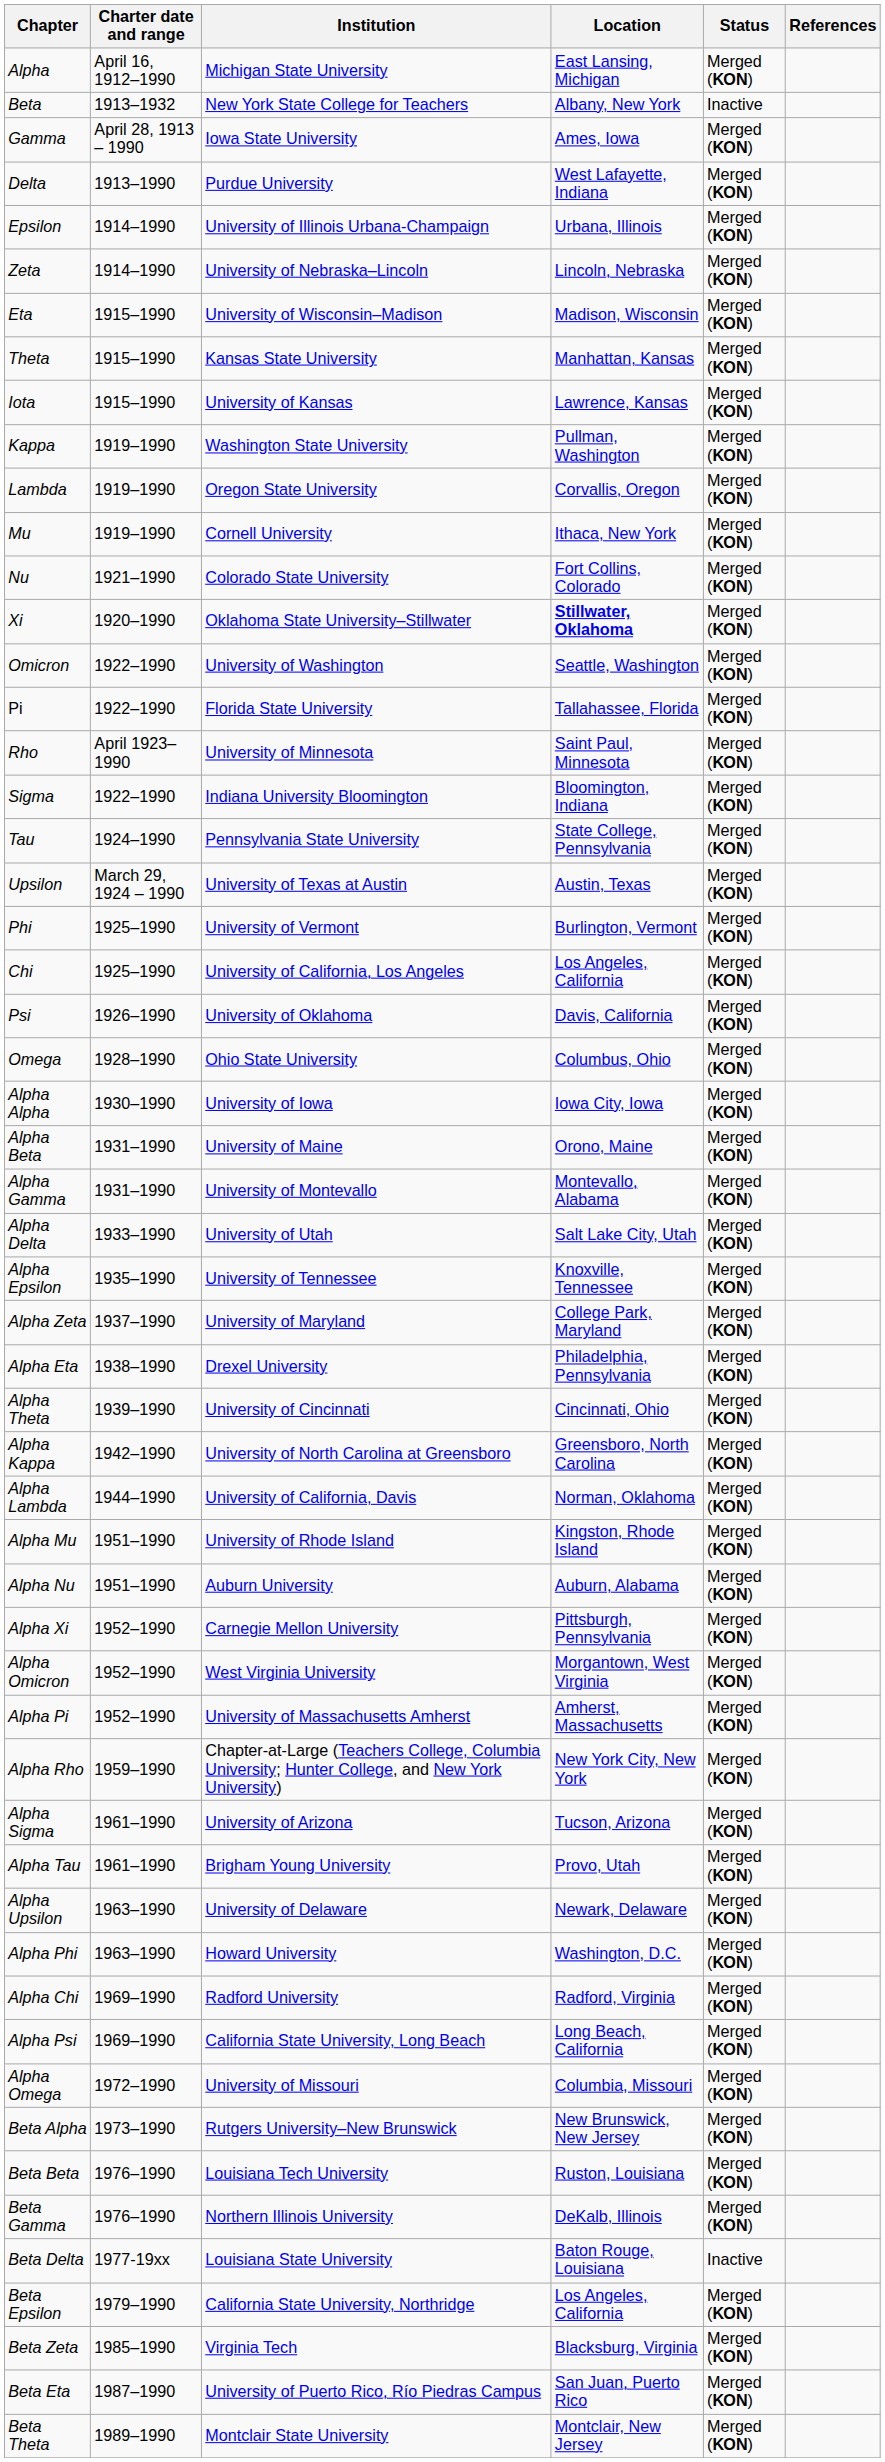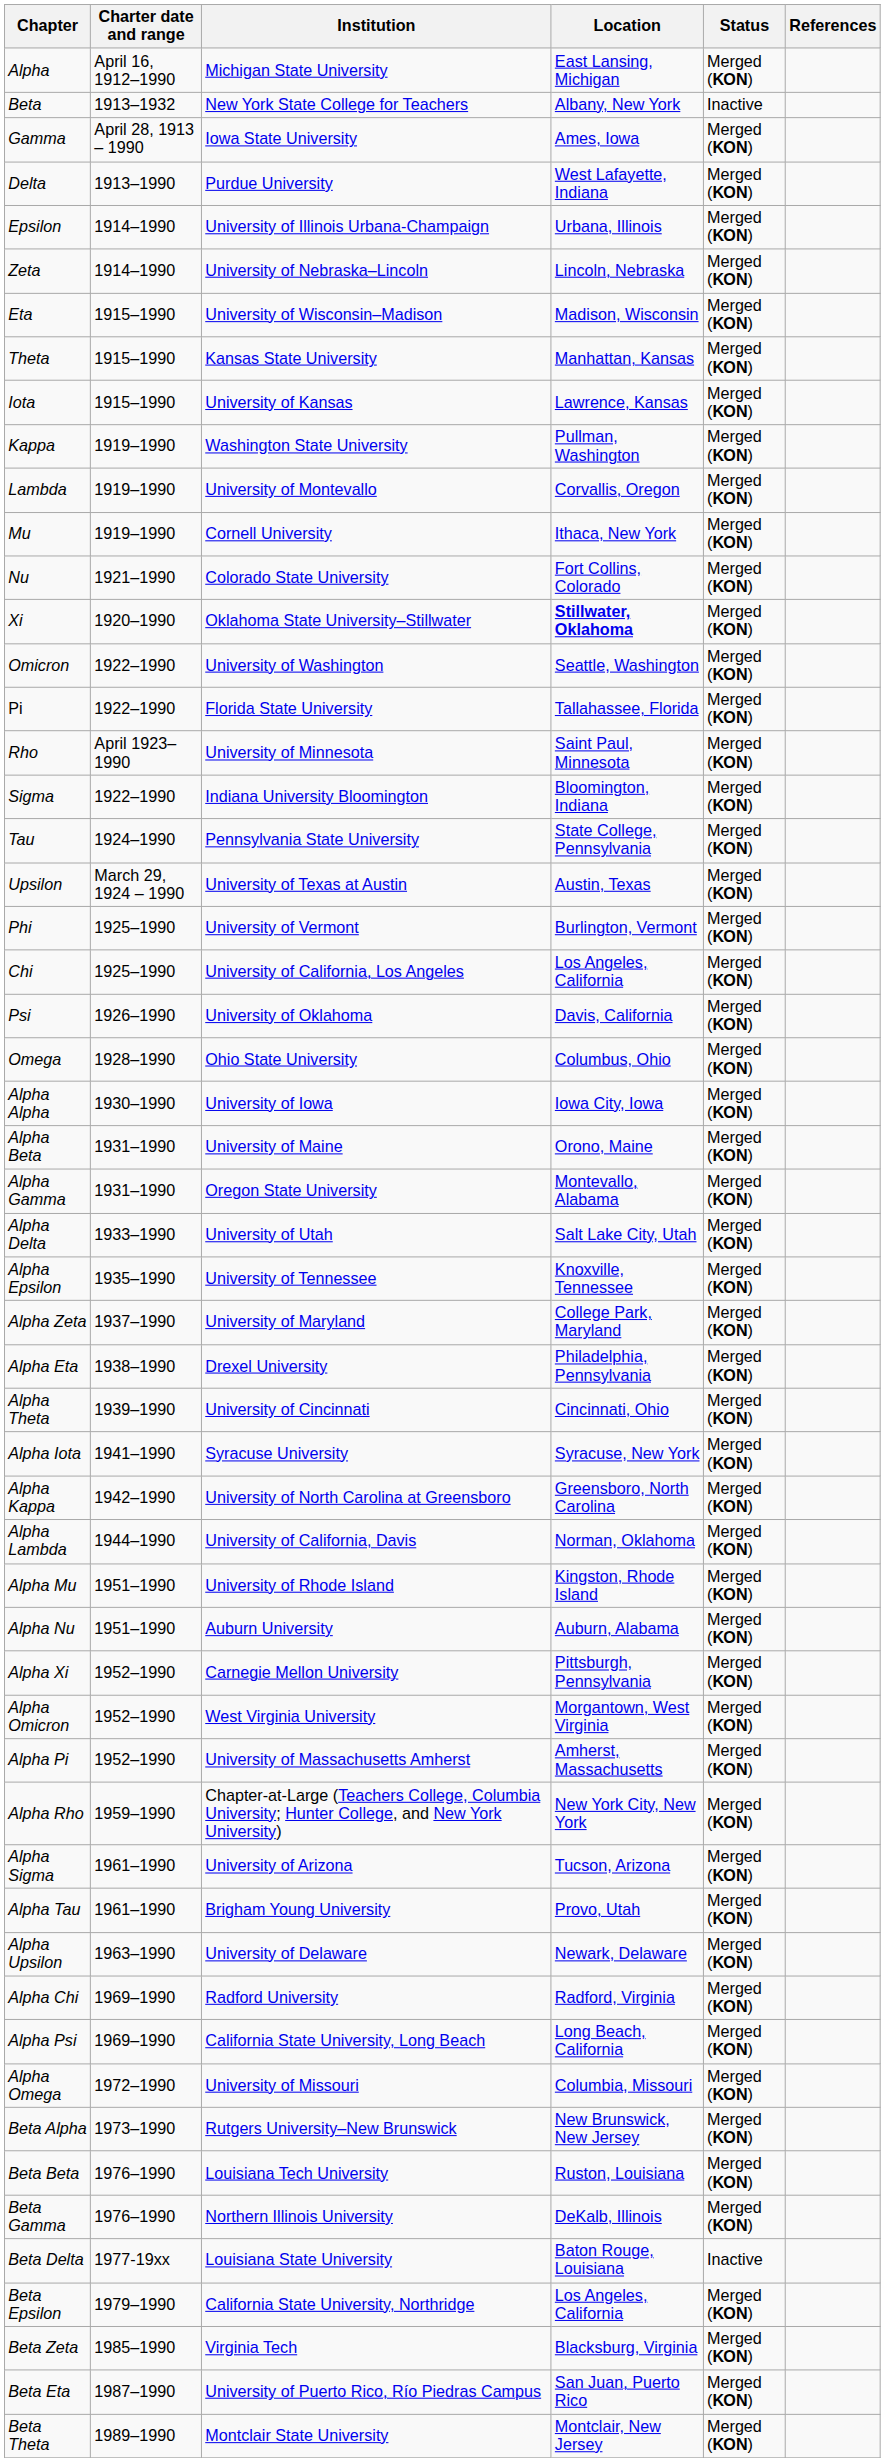(291, 490) Oregon State University -> (291, 490) University of Montevallo
(291, 1191) University of Montevallo -> (291, 1191) Oregon State University
+ row: (45, 1453)
- row: (43, 1953)
